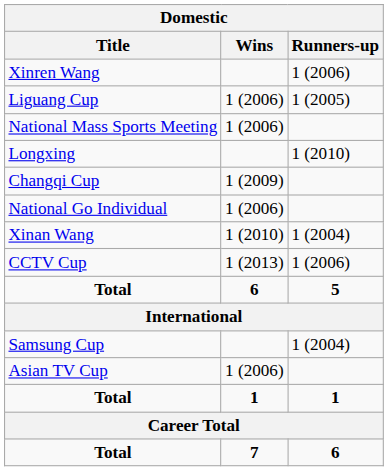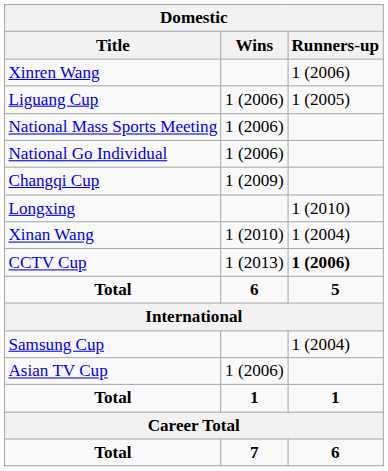rows swapped: (88, 208) <-> (42, 153)
(321, 262) normal -> (321, 262) bold
